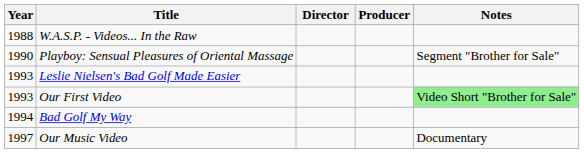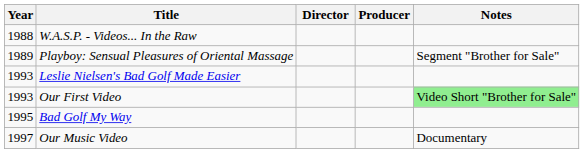(20, 55) 1990 -> (20, 55) 1989
(20, 117) 1994 -> (20, 117) 1995
